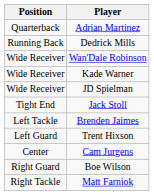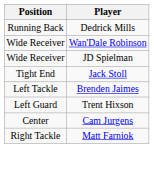- row: (108, 27)
- row: (108, 74)
- row: (108, 167)
